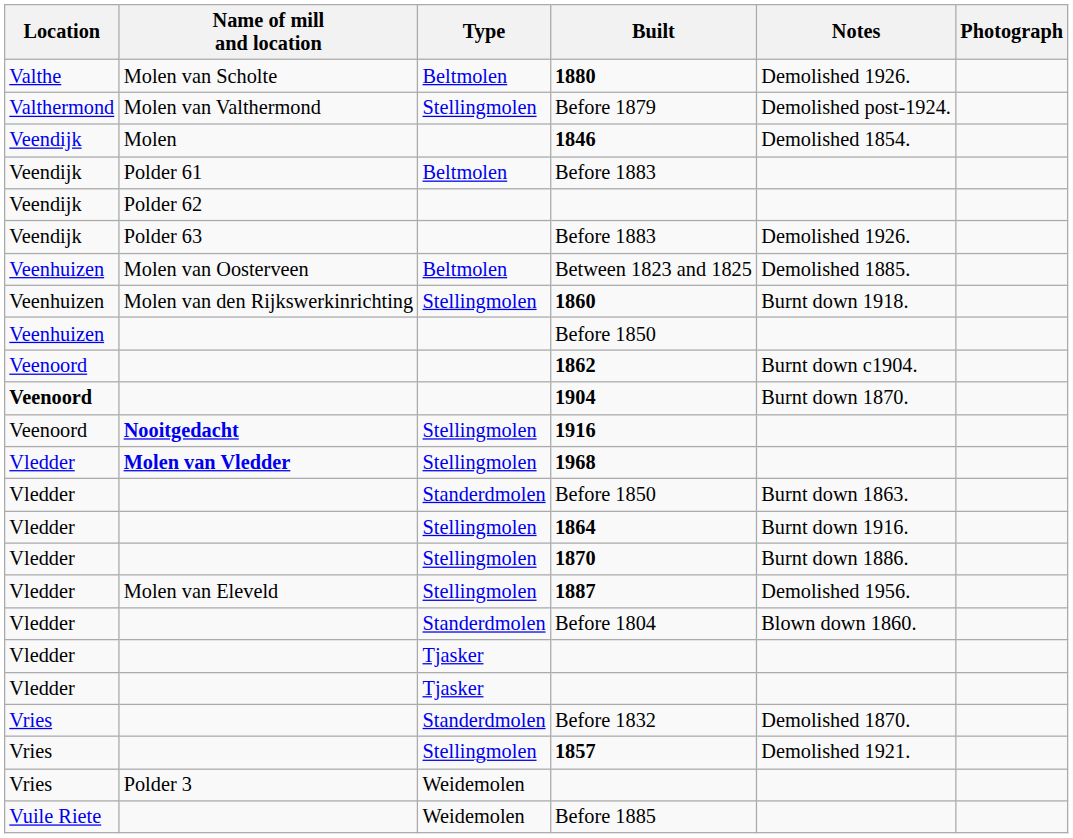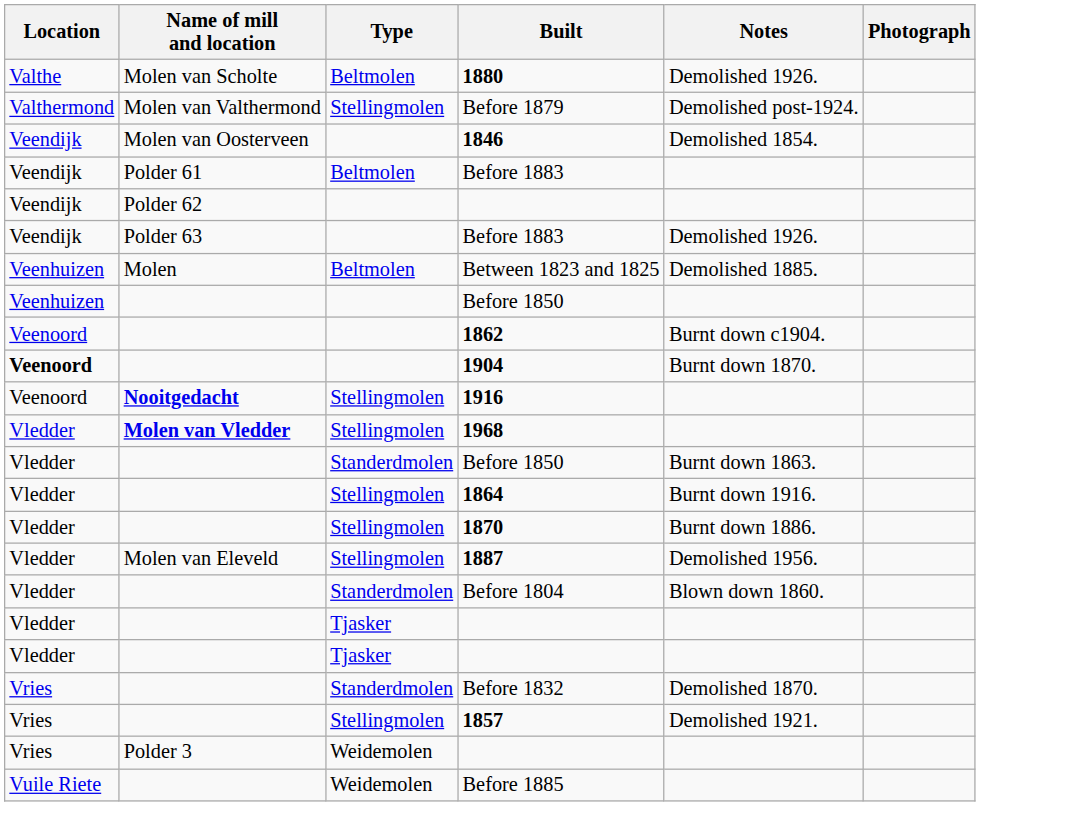(150, 140) Molen -> (216, 140) Molen van Oosterveen
(216, 269) Molen van Oosterveen -> (150, 269) Molen
- row: (480, 301)
